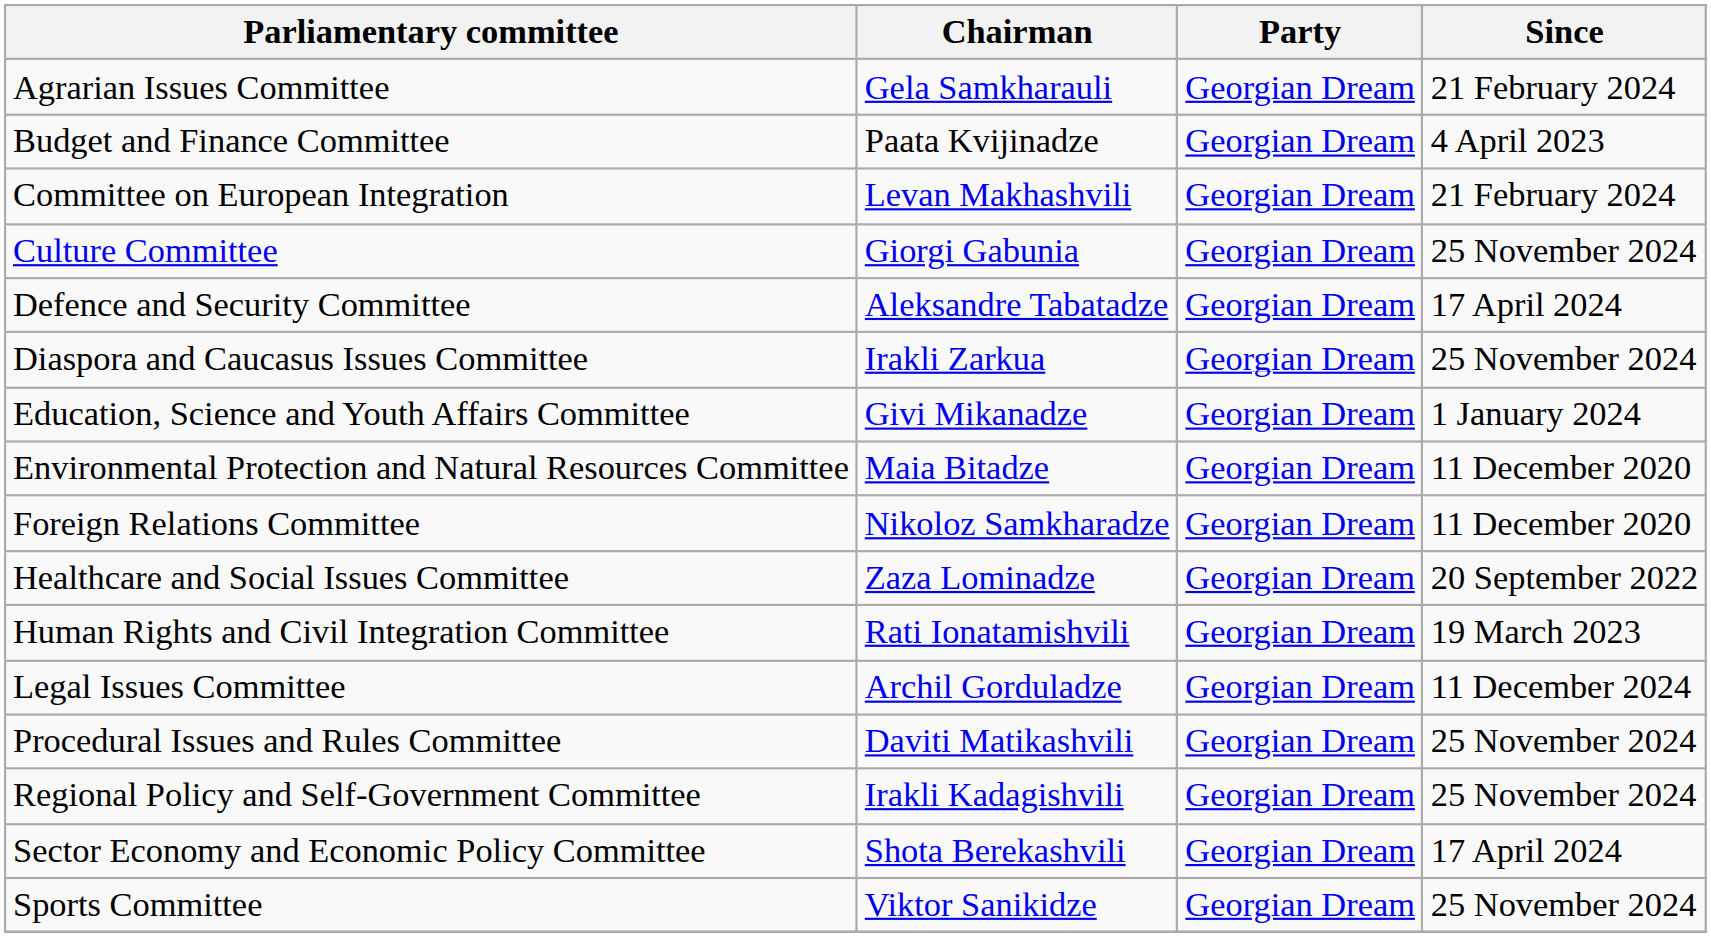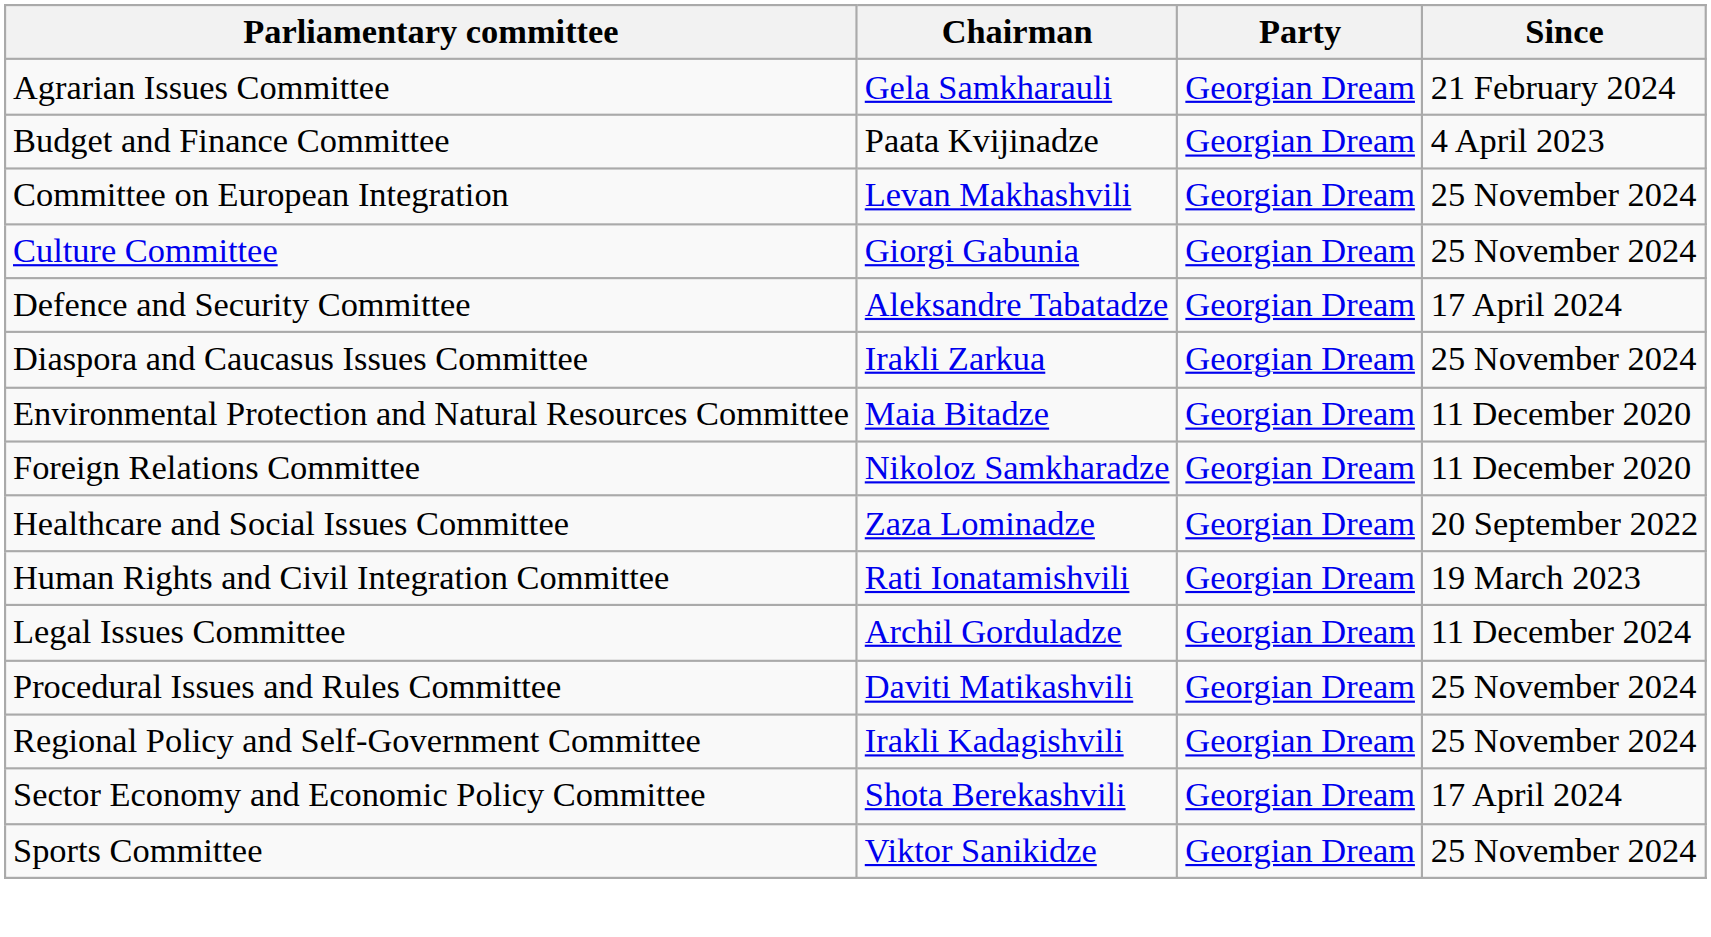(1553, 195) 21 February 2024 -> (1564, 195) 25 November 2024
- row: (351, 413)
